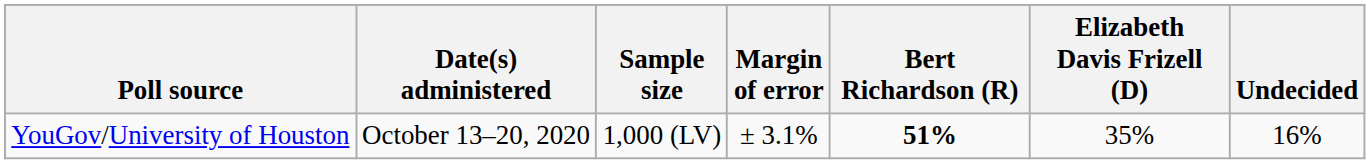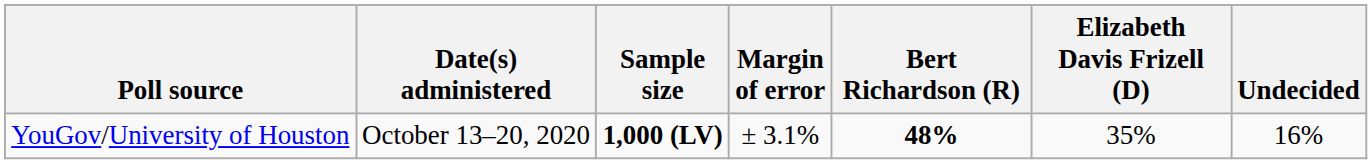(662, 135) normal -> (663, 135) bold
(930, 135) 51% -> (931, 135) 48%
